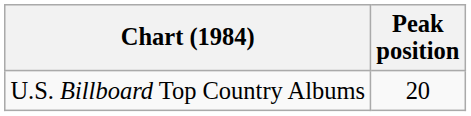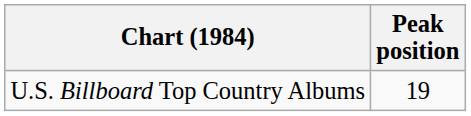(418, 90) 20 -> (418, 90) 19
